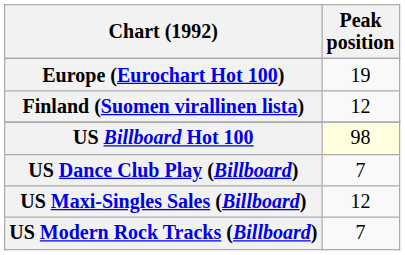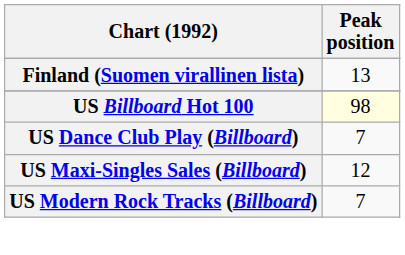- row: (163, 74)
(361, 106) 12 -> (361, 74) 13
